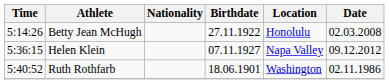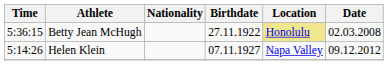(25, 32) 5:14:26 -> (25, 32) 5:36:15
(288, 32) no background -> (288, 32) khaki background
(25, 50) 5:36:15 -> (25, 50) 5:14:26
- row: (82, 69)
